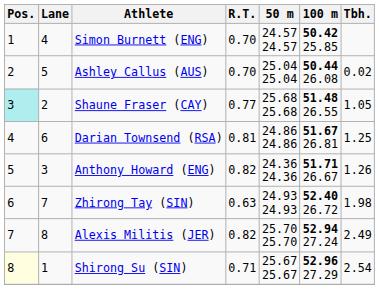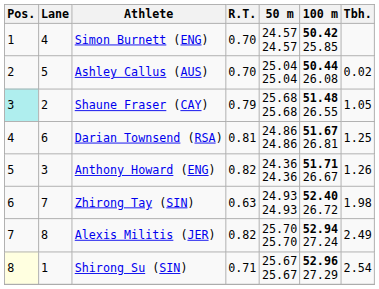(242, 105) 0.77 -> (242, 105) 0.79
